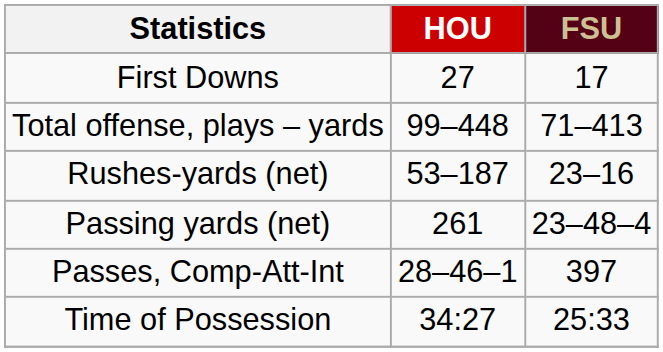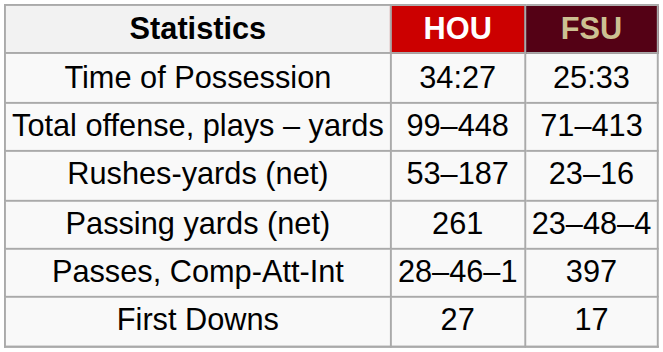rows swapped: (198, 77) <-> (198, 321)
